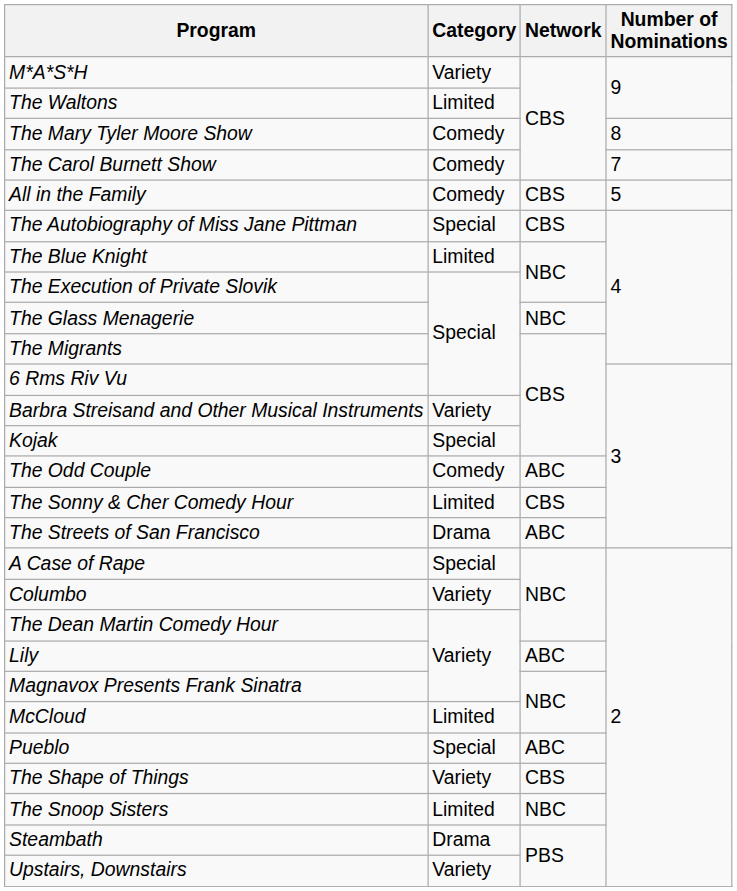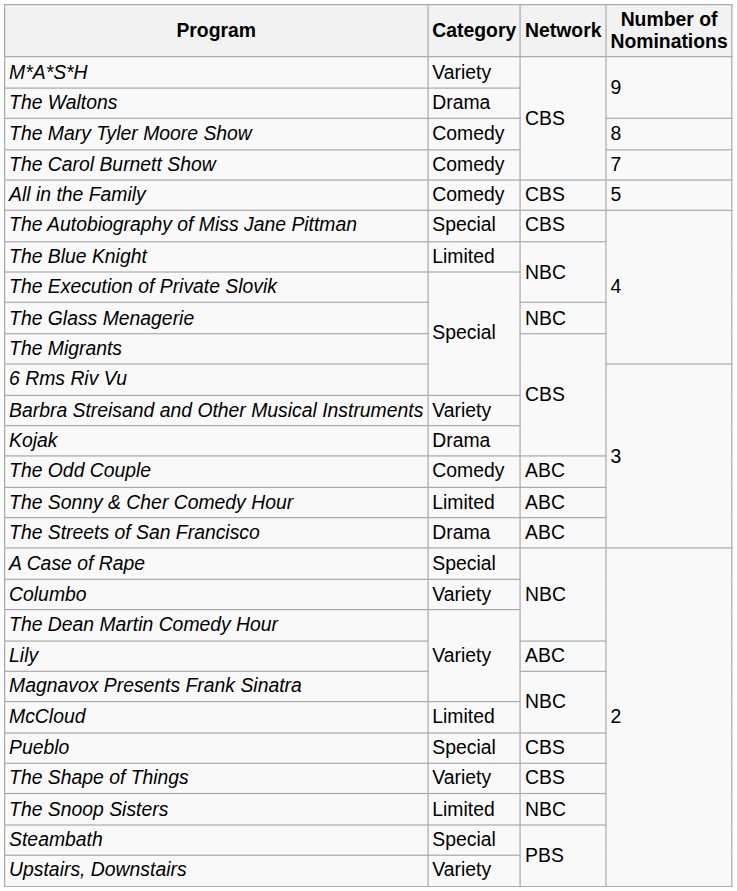(463, 103) Limited -> (461, 103) Drama
(464, 440) Special -> (461, 440) Drama
(545, 502) CBS -> (545, 502) ABC
(545, 747) ABC -> (545, 747) CBS
(461, 839) Drama -> (464, 839) Special
